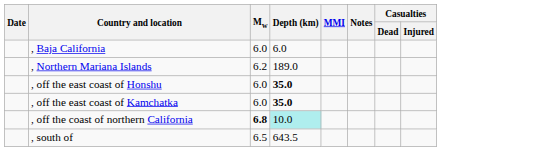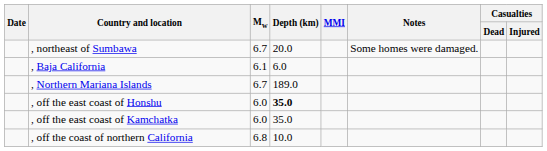+ row: (84, 48)
(260, 48) 6.0 -> (260, 66) 6.1
(260, 66) 6.2 -> (260, 84) 6.7
(283, 102) bold -> (283, 119) normal
(260, 119) bold -> (260, 137) normal
(283, 119) paleturquoise background -> (283, 137) no background
- row: (52, 137)
